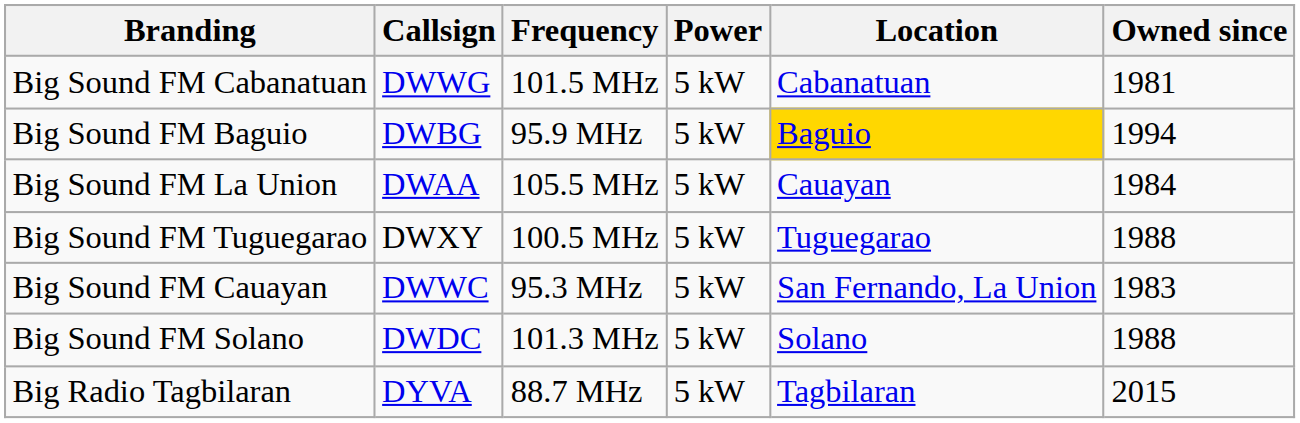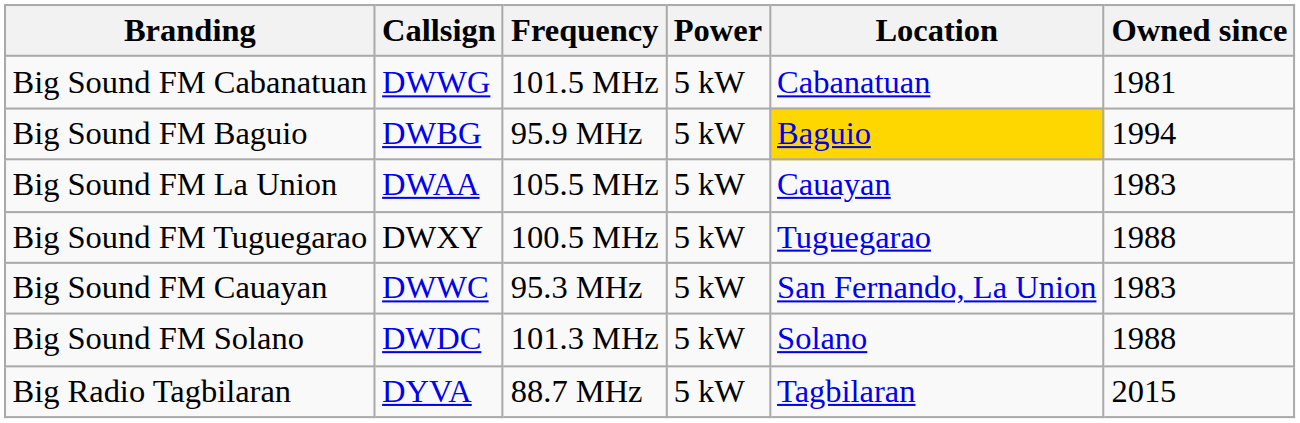(1144, 184) 1984 -> (1144, 184) 1983
